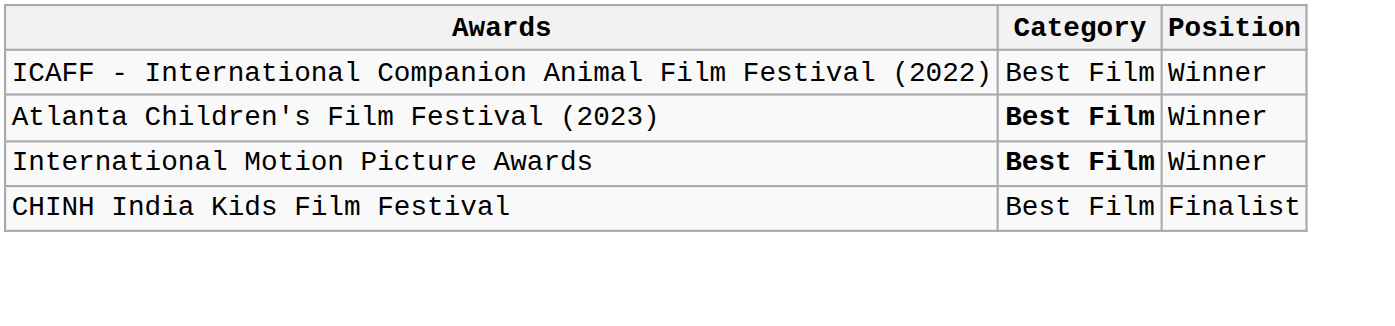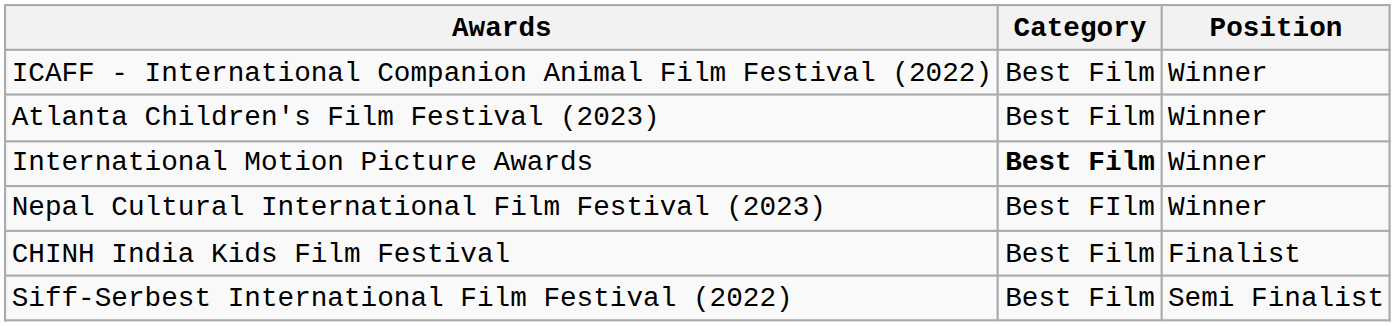(1080, 118) bold -> (1080, 118) normal
+ row: (419, 208)
+ row: (402, 298)
